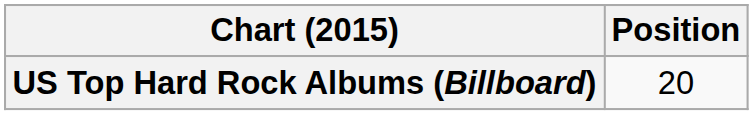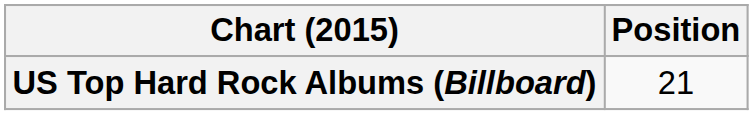(676, 82) 20 -> (676, 82) 21
